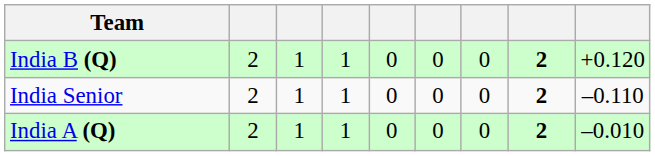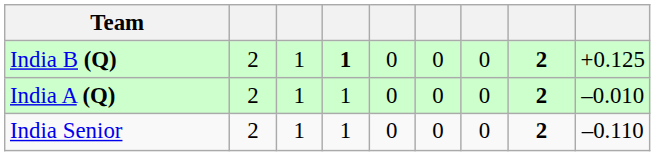(346, 58) normal -> (346, 58) bold
(613, 58) +0.120 -> (613, 58) +0.125
rows swapped: (63, 131) <-> (66, 95)
